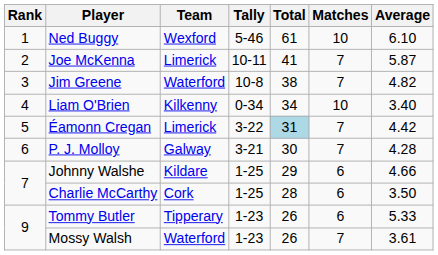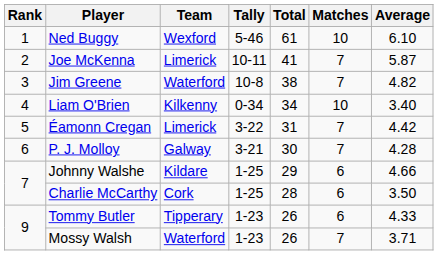(289, 127) lightblue background -> (289, 127) no background
(403, 216) 5.33 -> (403, 216) 4.33
(403, 238) 3.61 -> (403, 238) 3.71
